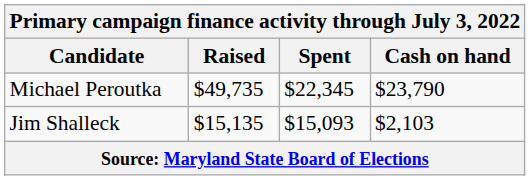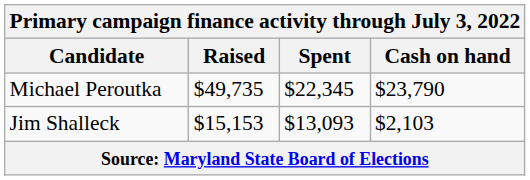(229, 123) $15,135 -> (229, 123) $15,153
(319, 123) $15,093 -> (319, 123) $13,093
